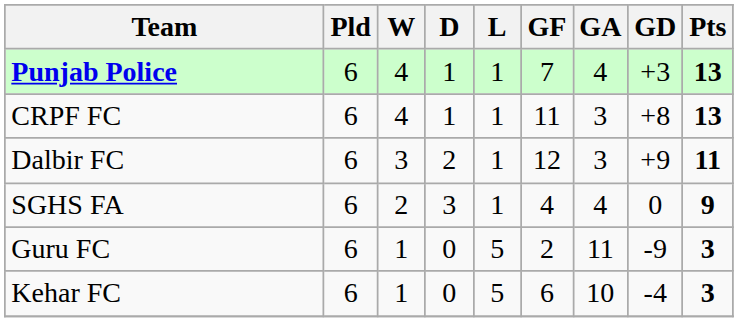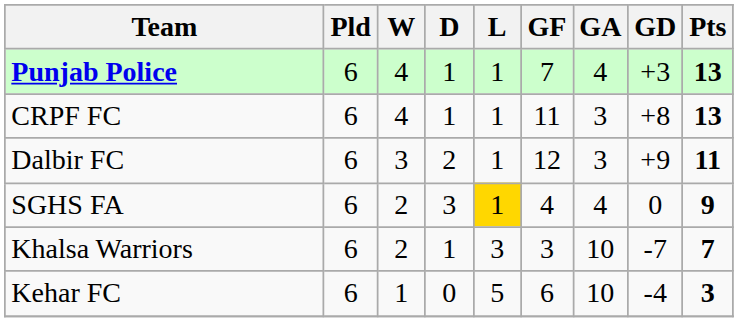(497, 204) no background -> (497, 204) gold background
+ row: (102, 248)
- row: (61, 248)
